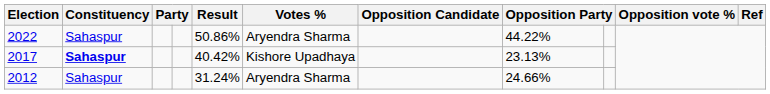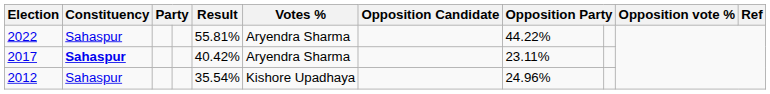(217, 36) 50.86% -> (217, 36) 55.81%
(301, 57) Kishore Upadhaya -> (298, 57) Aryendra Sharma
(528, 57) 23.13% -> (527, 57) 23.11%
(217, 78) 31.24% -> (217, 78) 35.54%
(298, 78) Aryendra Sharma -> (301, 78) Kishore Upadhaya
(528, 78) 24.66% -> (528, 78) 24.96%
